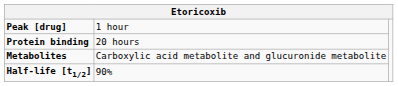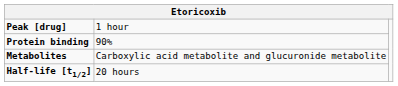(118, 41) 20 hours -> (104, 41) 90%
(104, 72) 90% -> (118, 72) 20 hours
